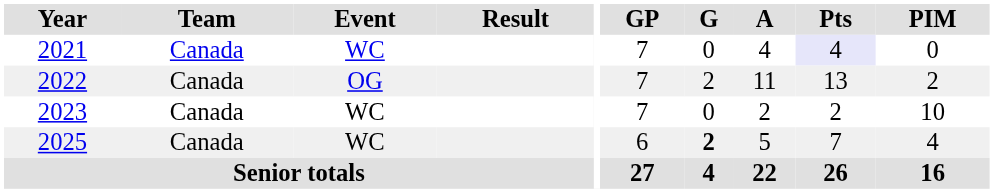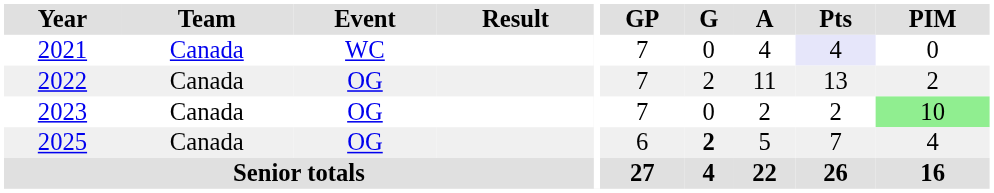(365, 111) WC -> (365, 111) OG
(933, 111) no background -> (933, 111) lightgreen background
(365, 142) WC -> (365, 142) OG
